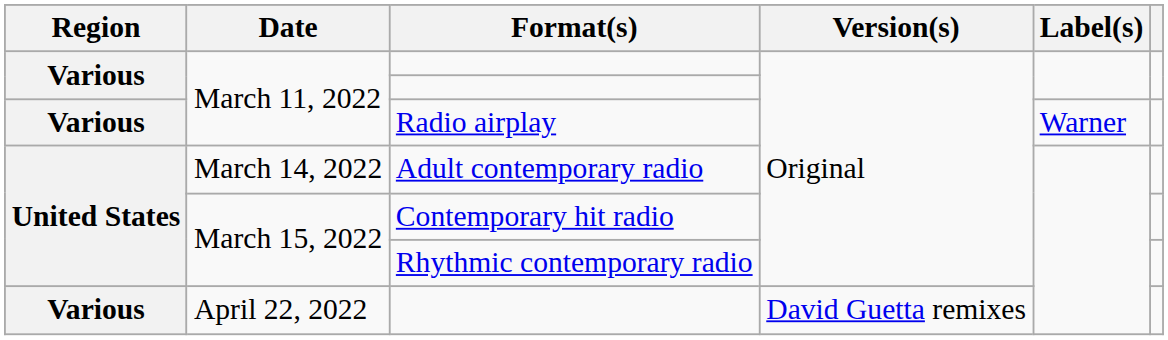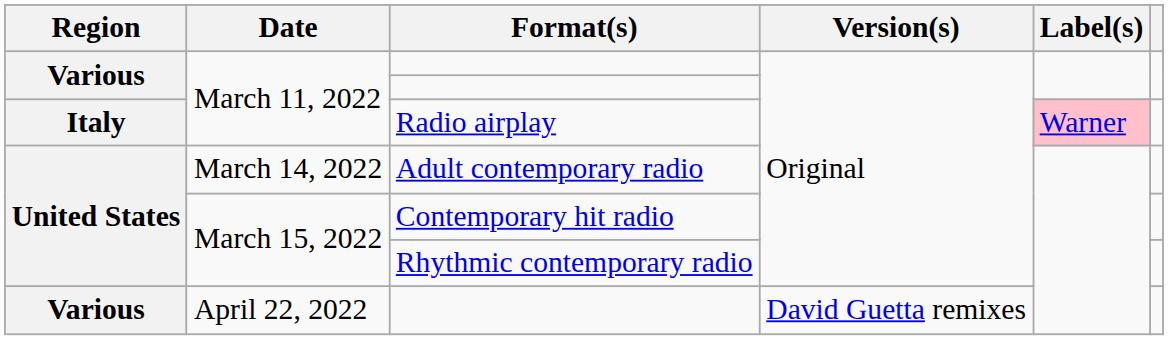(96, 121) Various -> (96, 121) Italy
(1083, 121) no background -> (1083, 121) pink background
